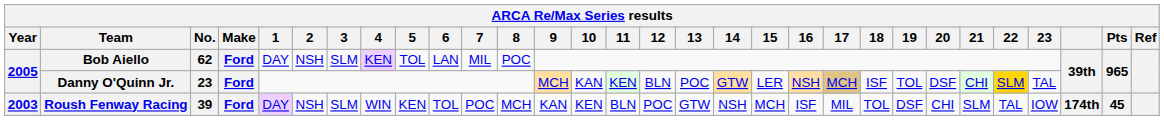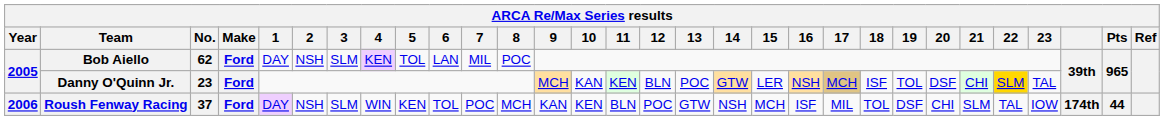(23, 104) 2003 -> (23, 104) 2006
(205, 104) 39 -> (205, 104) 37
(1117, 104) 45 -> (1117, 104) 44
